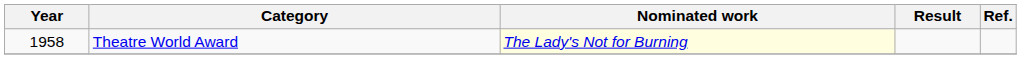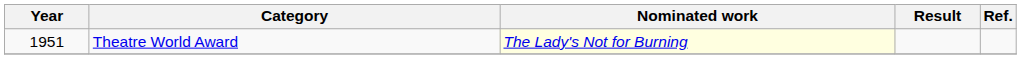(47, 41) 1958 -> (47, 41) 1951
